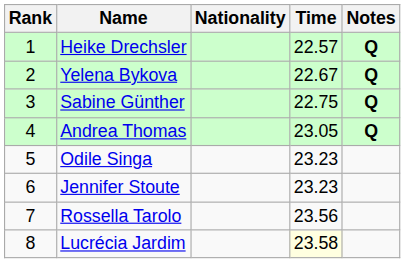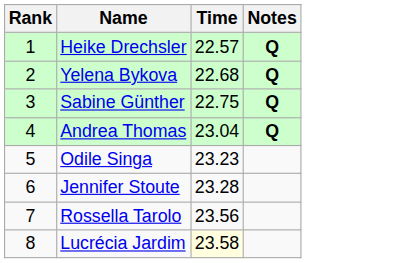- column: (240, 18)
(316, 74) 22.67 -> (217, 74) 22.68
(316, 131) 23.05 -> (217, 131) 23.04
(316, 187) 23.23 -> (217, 187) 23.28
